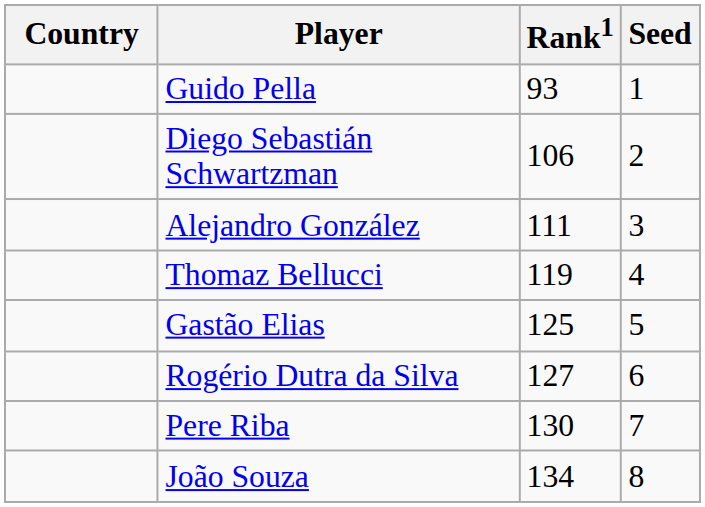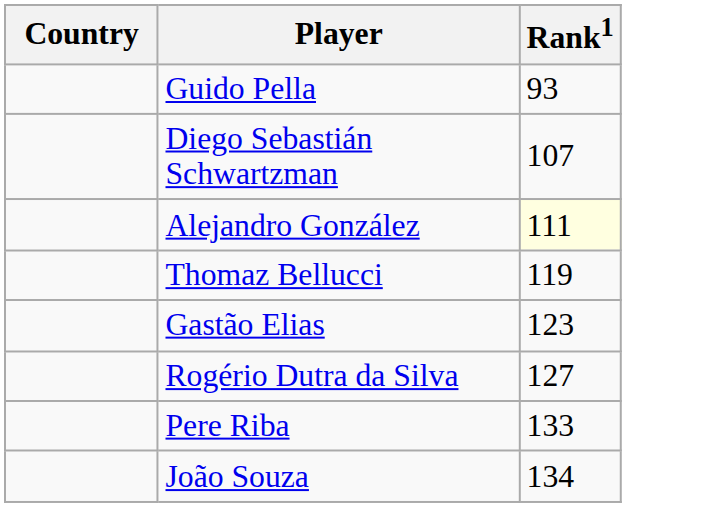- column: (660, 33)
(550, 156) 106 -> (550, 156) 107
(549, 224) no background -> (549, 224) lightyellow background
(550, 325) 125 -> (550, 325) 123
(550, 425) 130 -> (550, 425) 133
